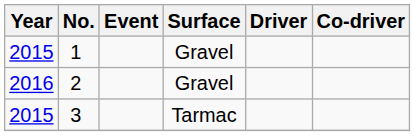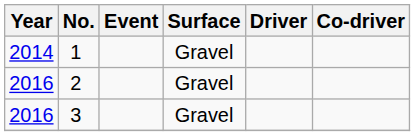(31, 52) 2015 -> (31, 52) 2014
(31, 115) 2015 -> (31, 115) 2016
(204, 115) Tarmac -> (204, 115) Gravel
